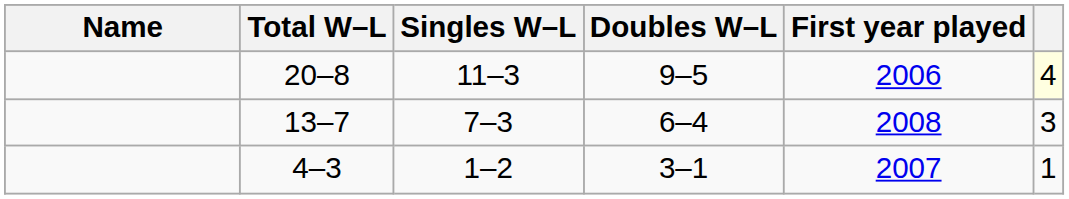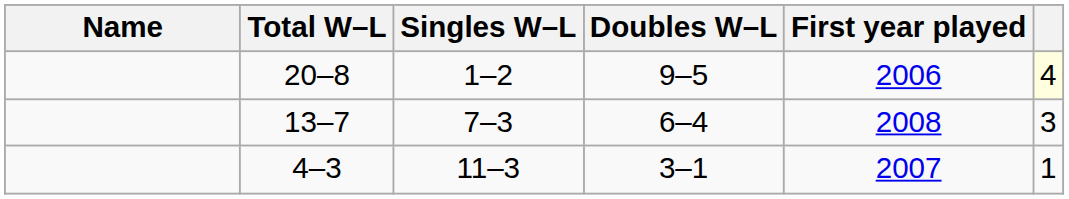(488, 74) 11–3 -> (488, 74) 1–2
(488, 168) 1–2 -> (488, 168) 11–3
